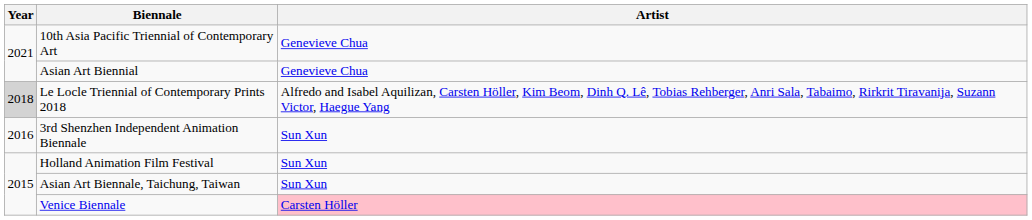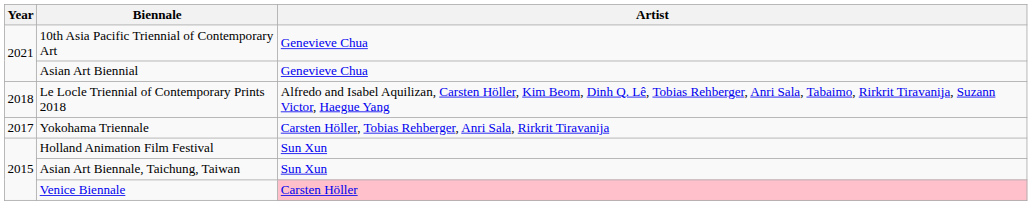(21, 99) lightgrey background -> (21, 99) no background
+ row: (94, 127)
- row: (139, 135)
